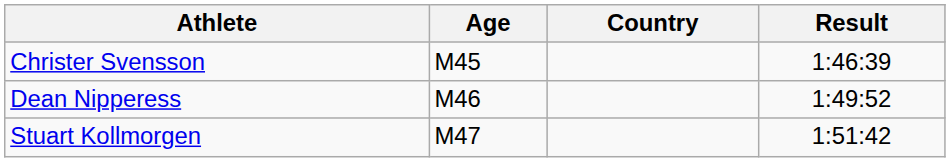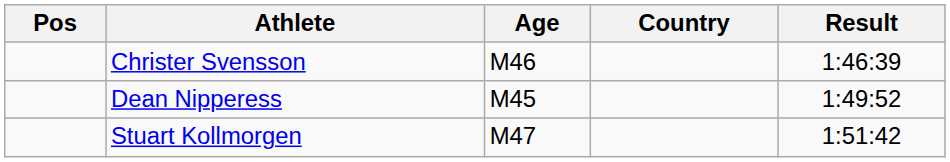+ column: (55, 23)
(458, 61) M45 -> (513, 61) M46
(458, 99) M46 -> (513, 99) M45
